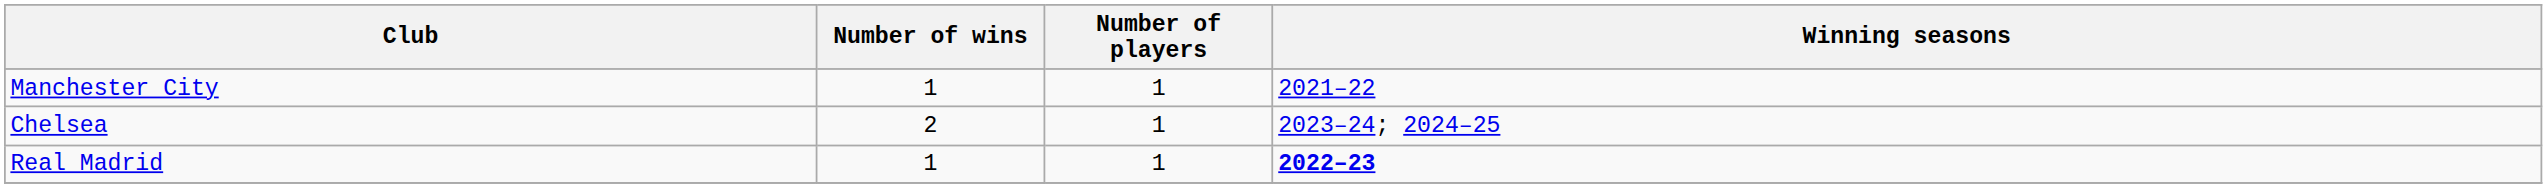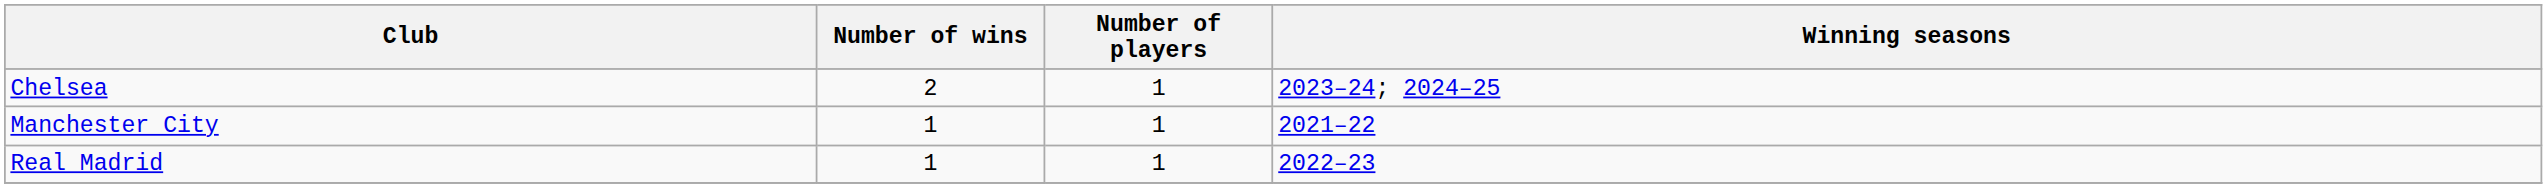rows swapped: (59, 126) <-> (115, 88)
(1327, 164) bold -> (1327, 164) normal
